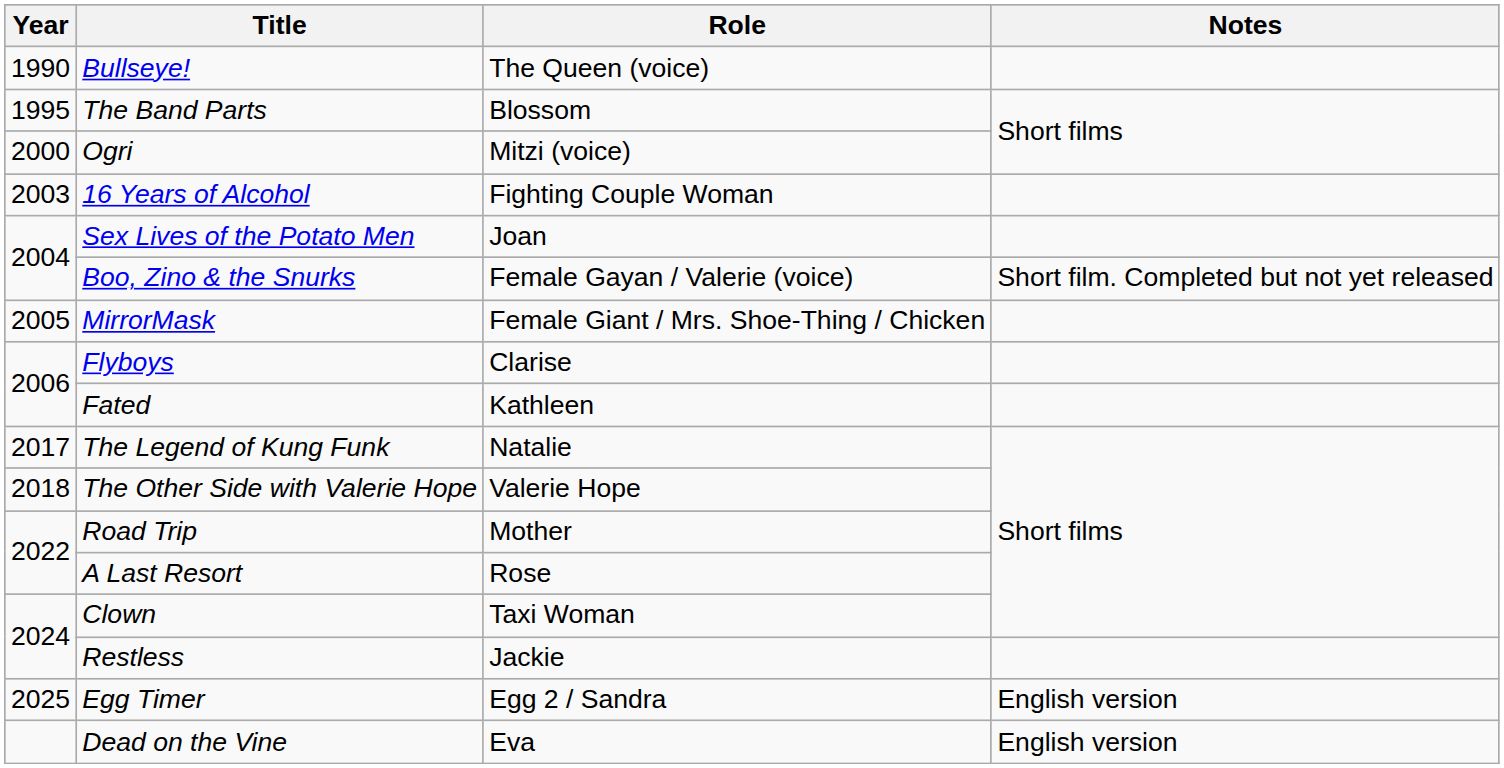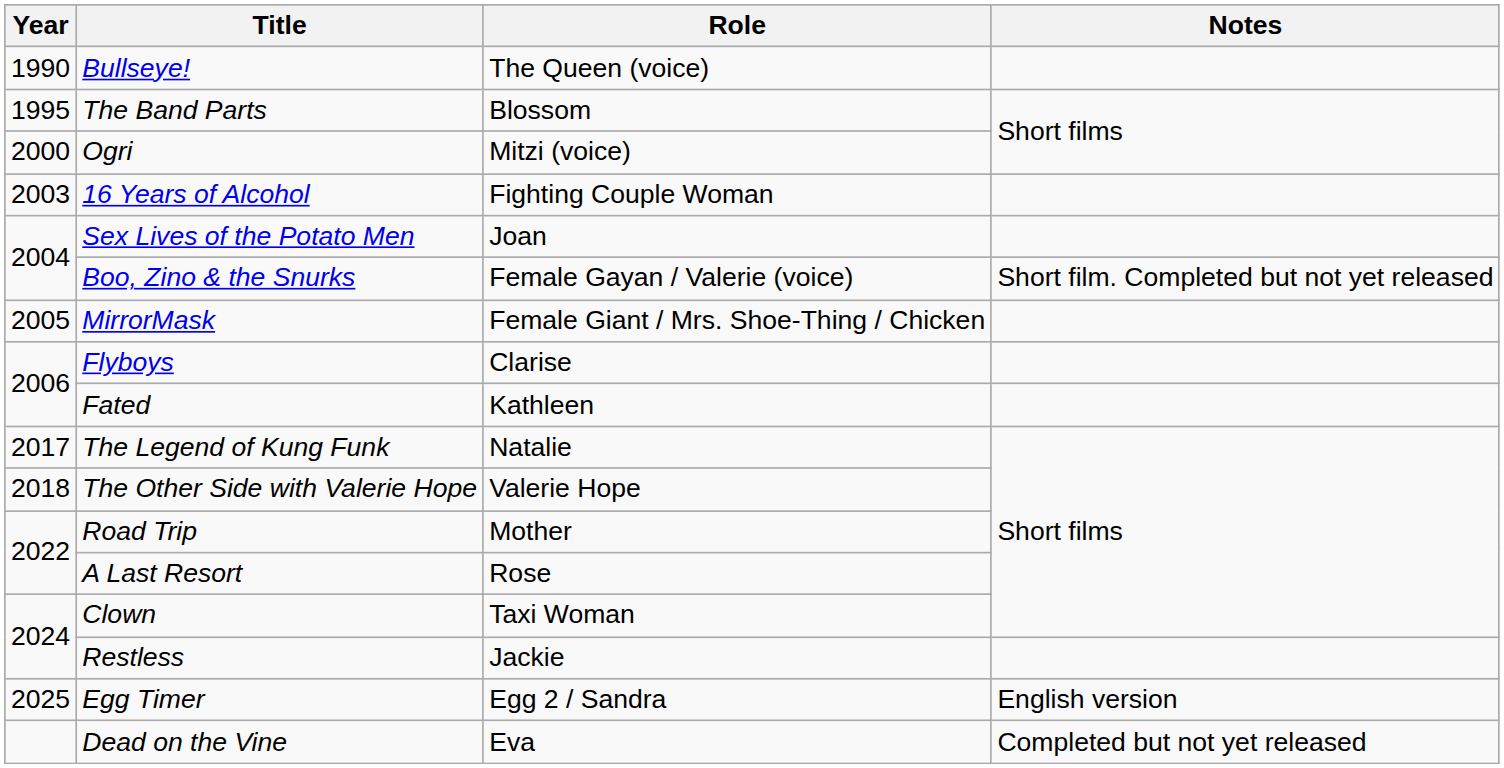(1087, 741) English version -> (1182, 741) Completed but not yet released
